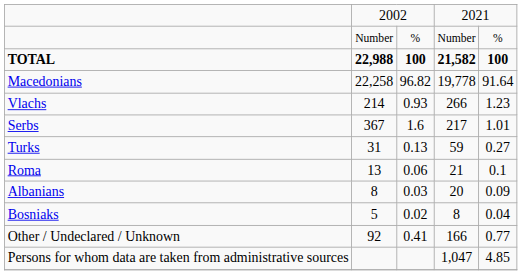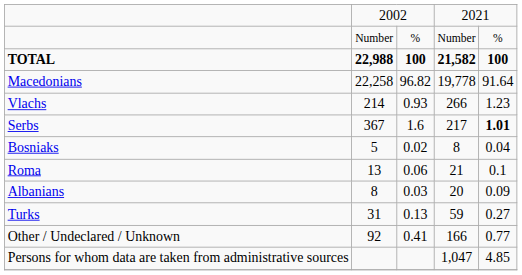(498, 125) normal -> (498, 125) bold
rows swapped: (24, 147) <-> (33, 214)
